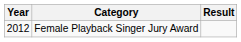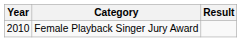(18, 28) 2012 -> (18, 28) 2010
